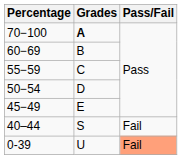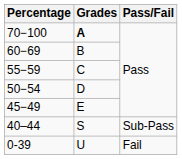(132, 126) Fail -> (148, 126) Sub-Pass
(132, 145) lightsalmon background -> (132, 145) no background
